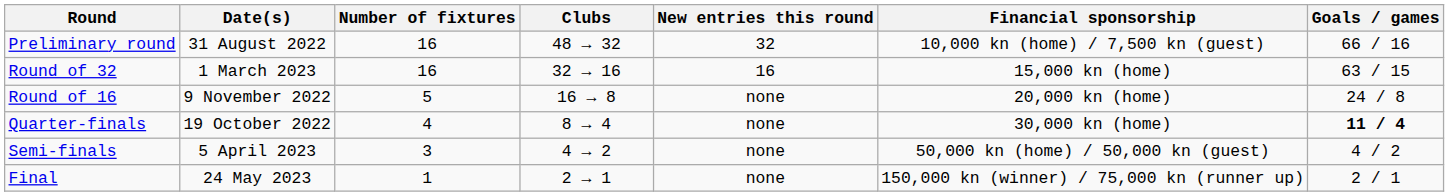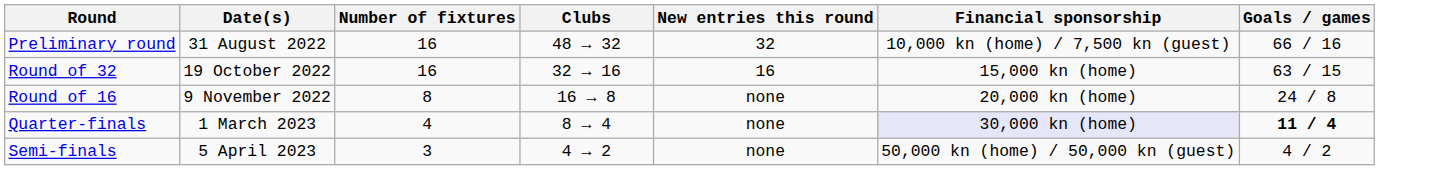(257, 71) 1 March 2023 -> (257, 71) 19 October 2022
(427, 98) 5 -> (427, 98) 8
(257, 125) 19 October 2022 -> (257, 125) 1 March 2023
(1093, 125) no background -> (1058, 125) lavender background
- row: (33, 178)
